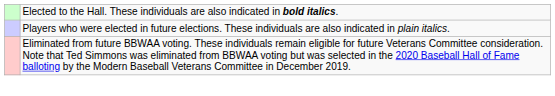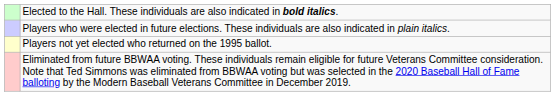+ row: (147, 44)
